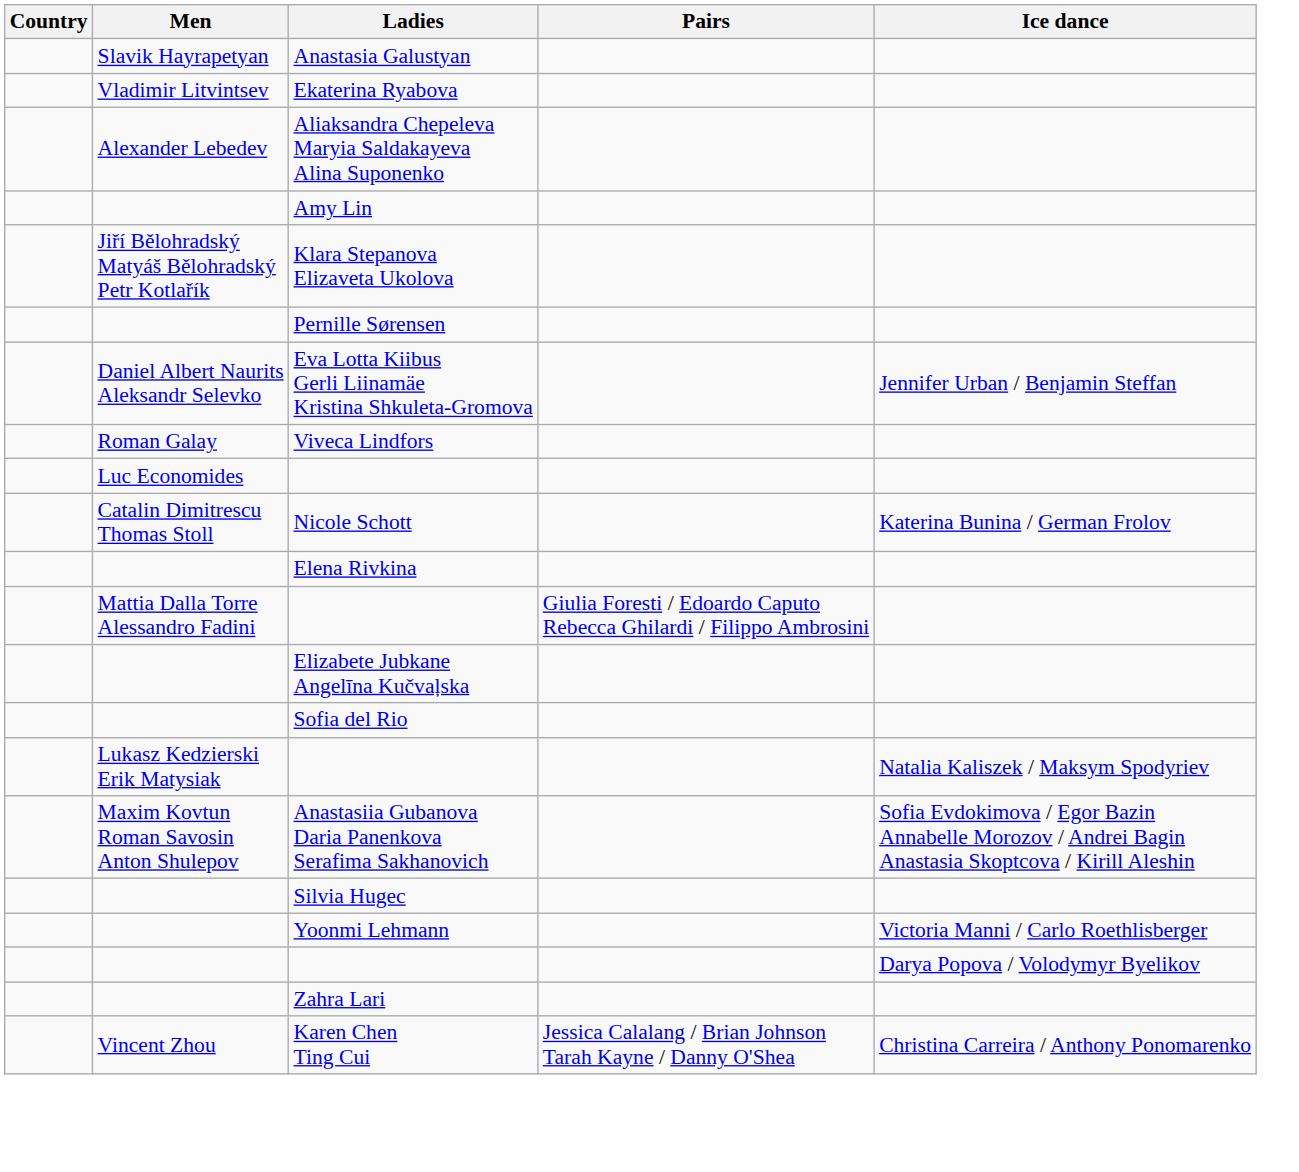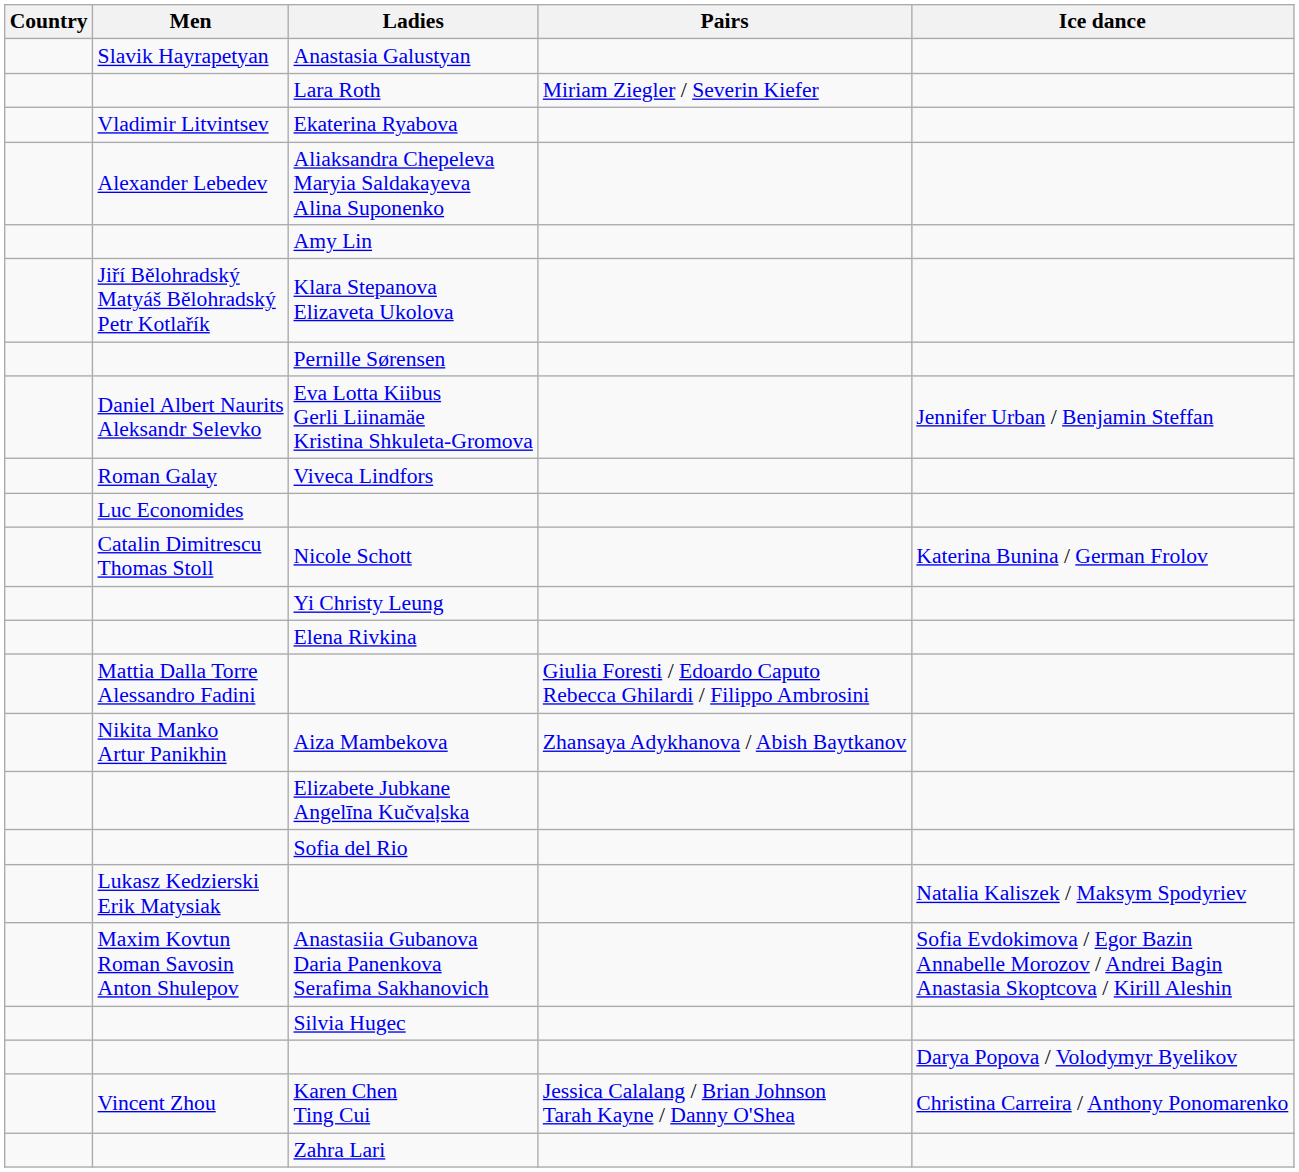+ row: (191, 90)
+ row: (191, 603)
+ row: (162, 742)
- row: (191, 930)
rows swapped: (191, 999) <-> (157, 1044)
